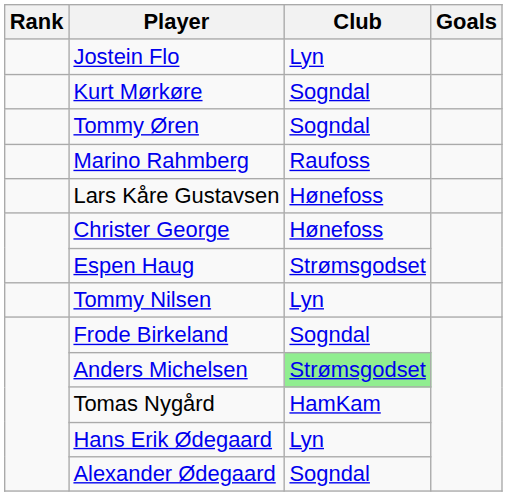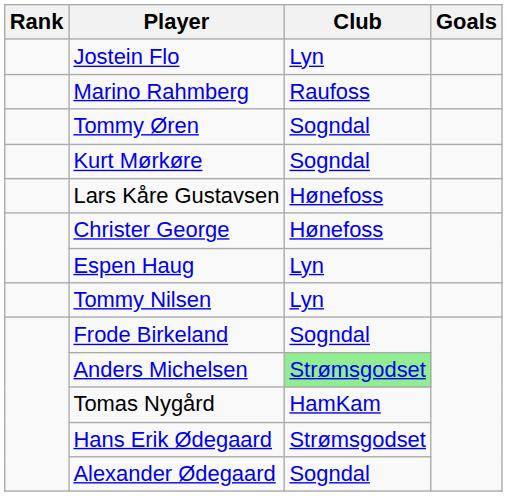rows swapped: (138, 91) <-> (161, 160)
(358, 265) Strømsgodset -> (307, 265) Lyn
(307, 439) Lyn -> (358, 439) Strømsgodset
